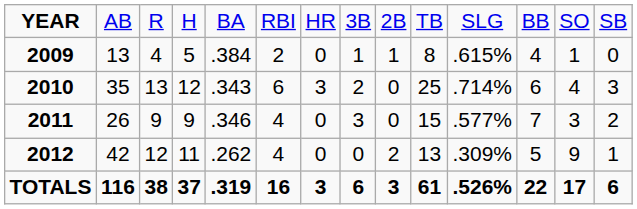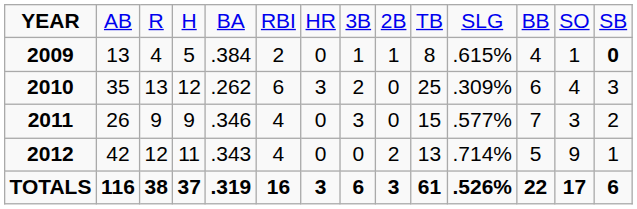(613, 54) normal -> (613, 54) bold
(231, 87) .343 -> (231, 87) .262
(482, 87) .714% -> (482, 87) .309%
(231, 154) .262 -> (231, 154) .343
(482, 154) .309% -> (482, 154) .714%
